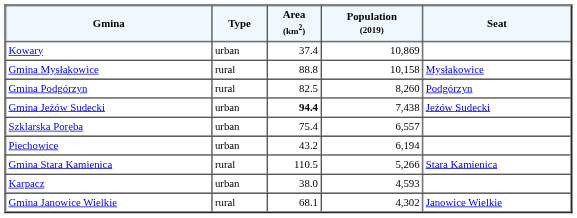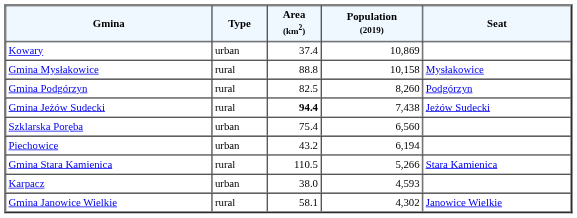(227, 107) urban -> (225, 107) rural
(408, 126) 6,557 -> (408, 126) 6,560
(309, 202) 68.1 -> (309, 202) 58.1
